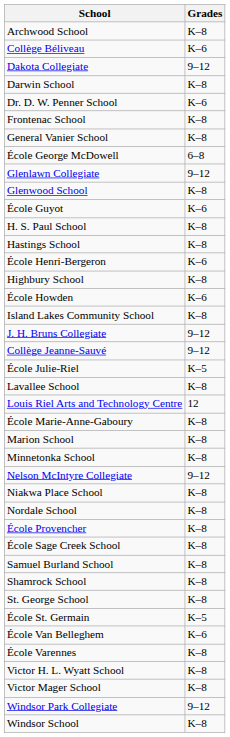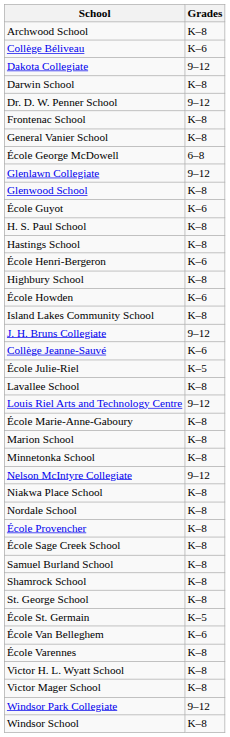(197, 102) K–6 -> (199, 102) 9–12
(199, 350) 9–12 -> (197, 350) K–6
(193, 404) 12 -> (199, 404) 9–12
